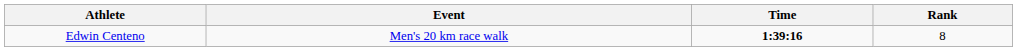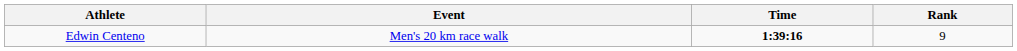(942, 36) 8 -> (942, 36) 9
